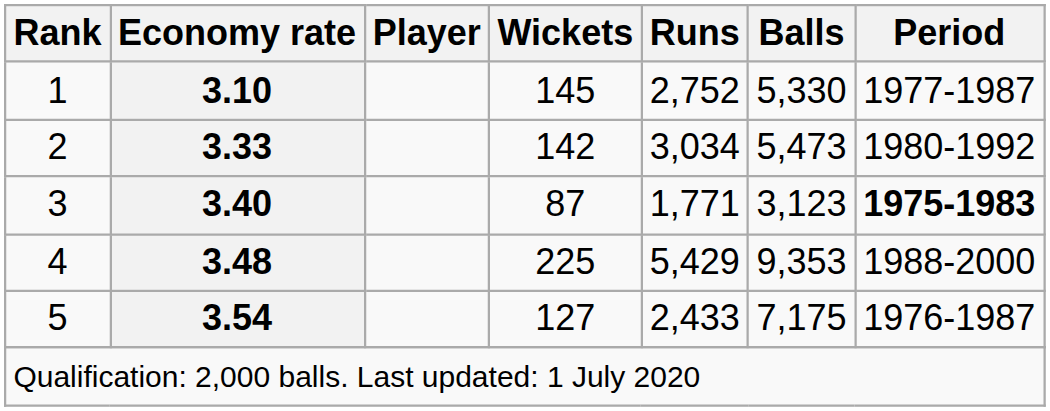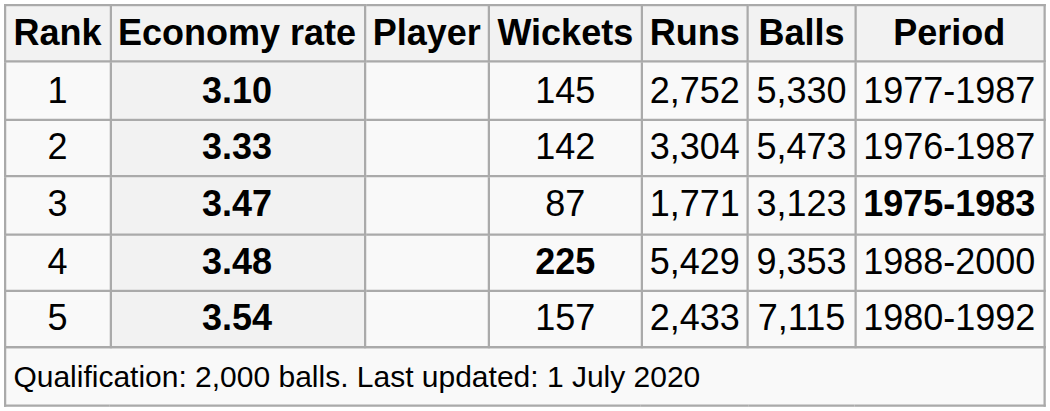(695, 147) 3,034 -> (695, 147) 3,304
(949, 147) 1980-1992 -> (949, 147) 1976-1987
(237, 204) 3.40 -> (237, 204) 3.47
(565, 261) normal -> (565, 261) bold
(565, 318) 127 -> (565, 318) 157
(802, 318) 7,175 -> (802, 318) 7,115
(949, 318) 1976-1987 -> (949, 318) 1980-1992
